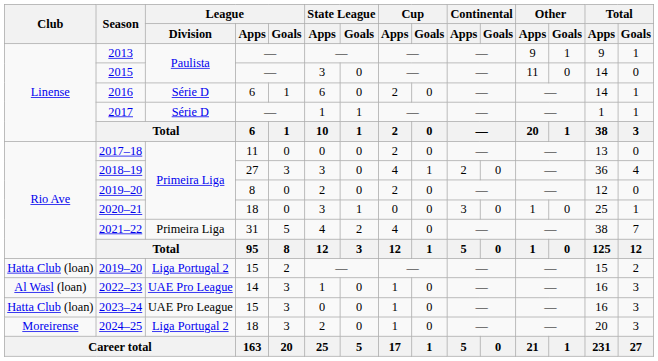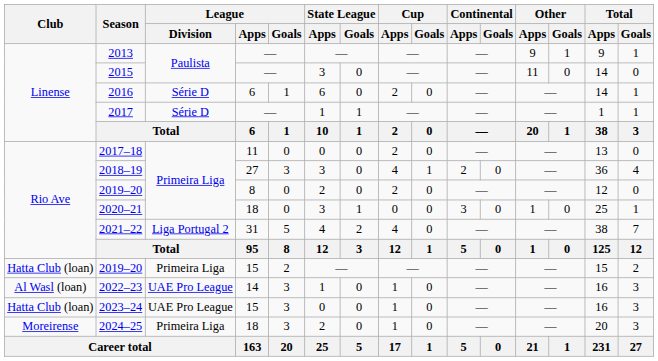(190, 229) Primeira Liga -> (190, 229) Liga Portugal 2
(190, 268) Liga Portugal 2 -> (190, 268) Primeira Liga
(190, 326) Liga Portugal 2 -> (190, 326) Primeira Liga
